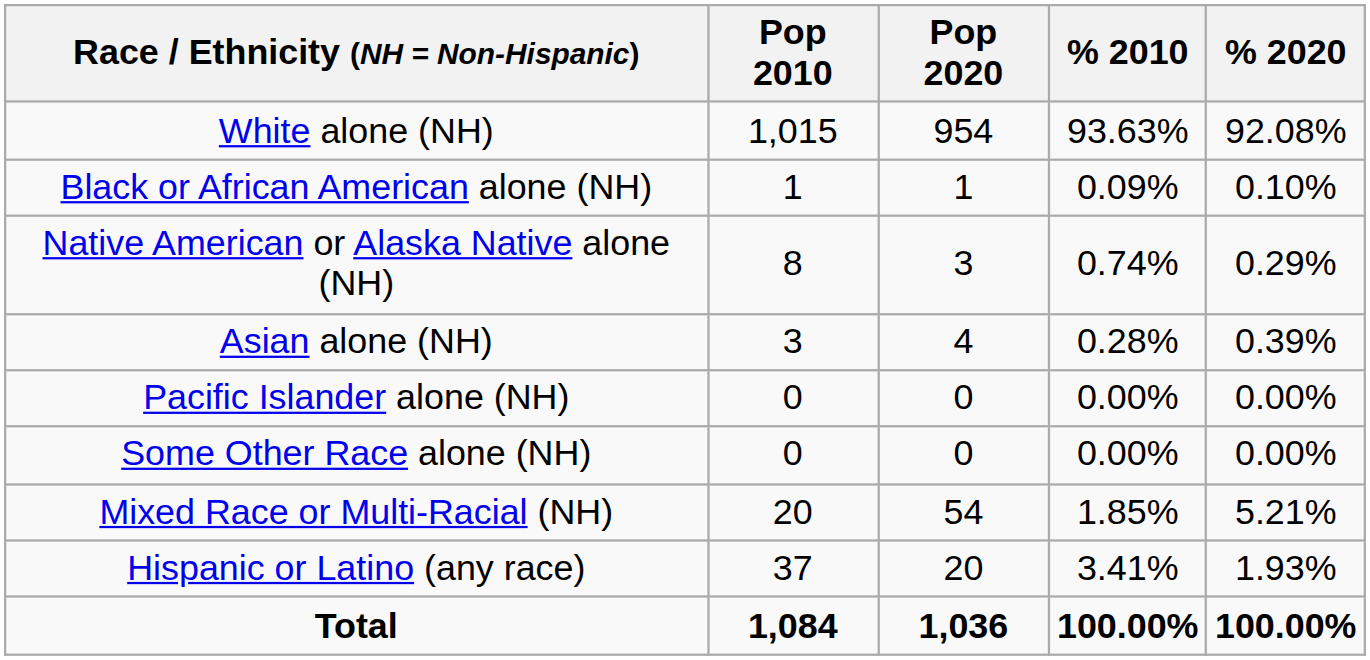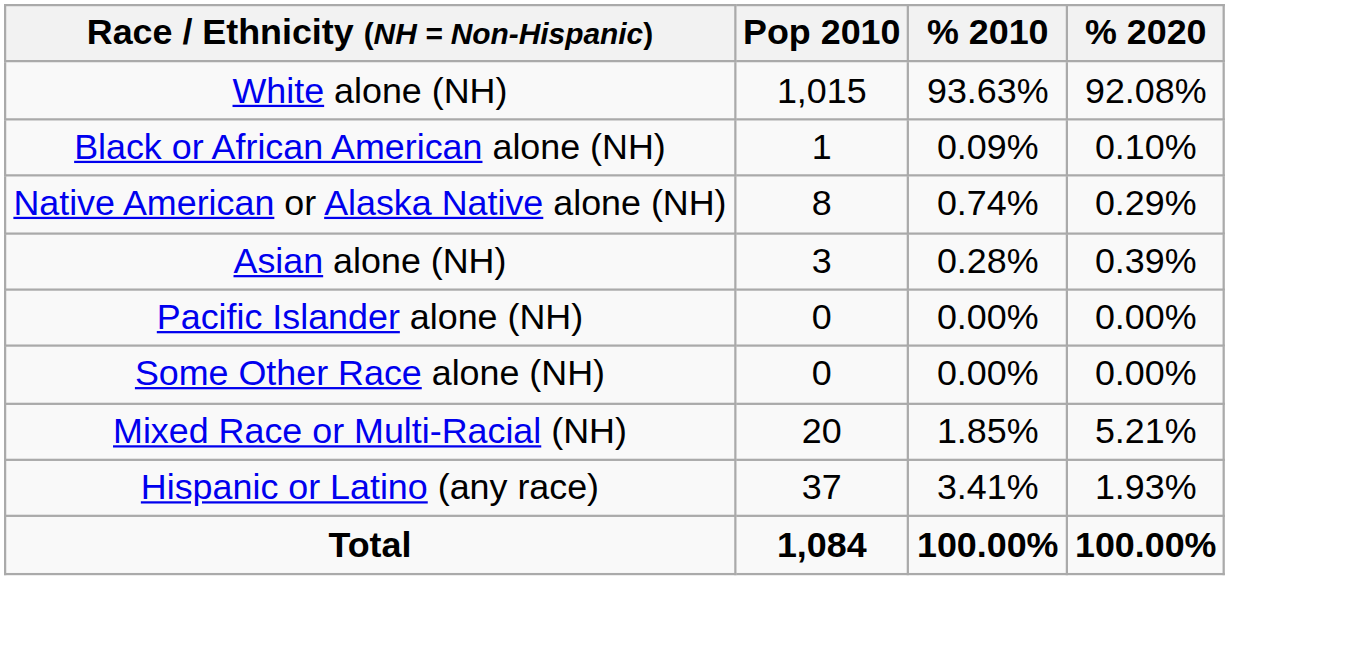- column: (963, 53)
